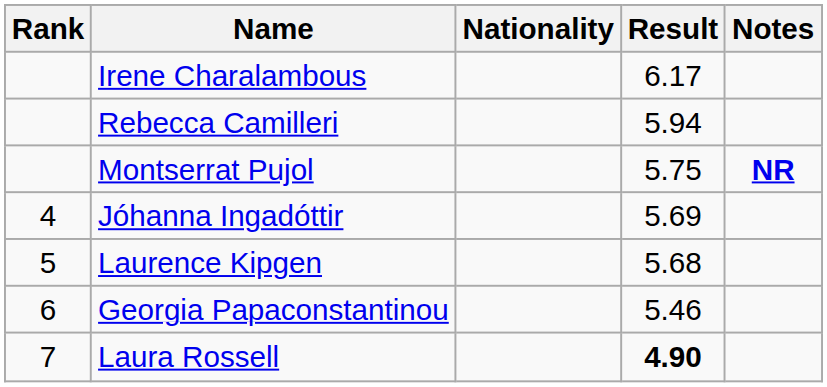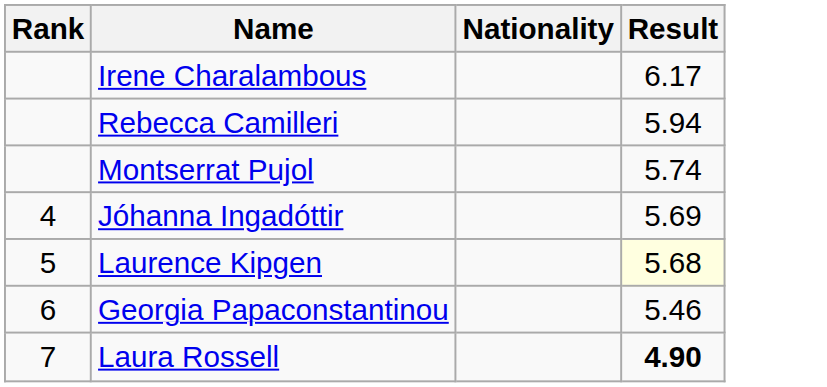- column: (773, 29)
(673, 169) 5.75 -> (673, 169) 5.74
(673, 263) no background -> (673, 263) lightyellow background
